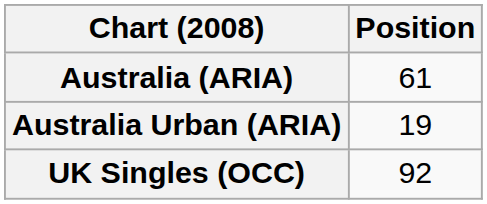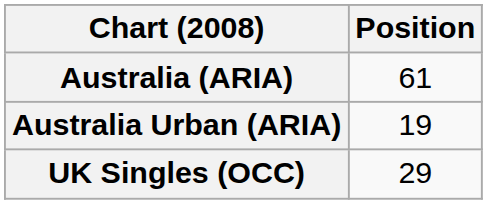(415, 173) 92 -> (415, 173) 29
